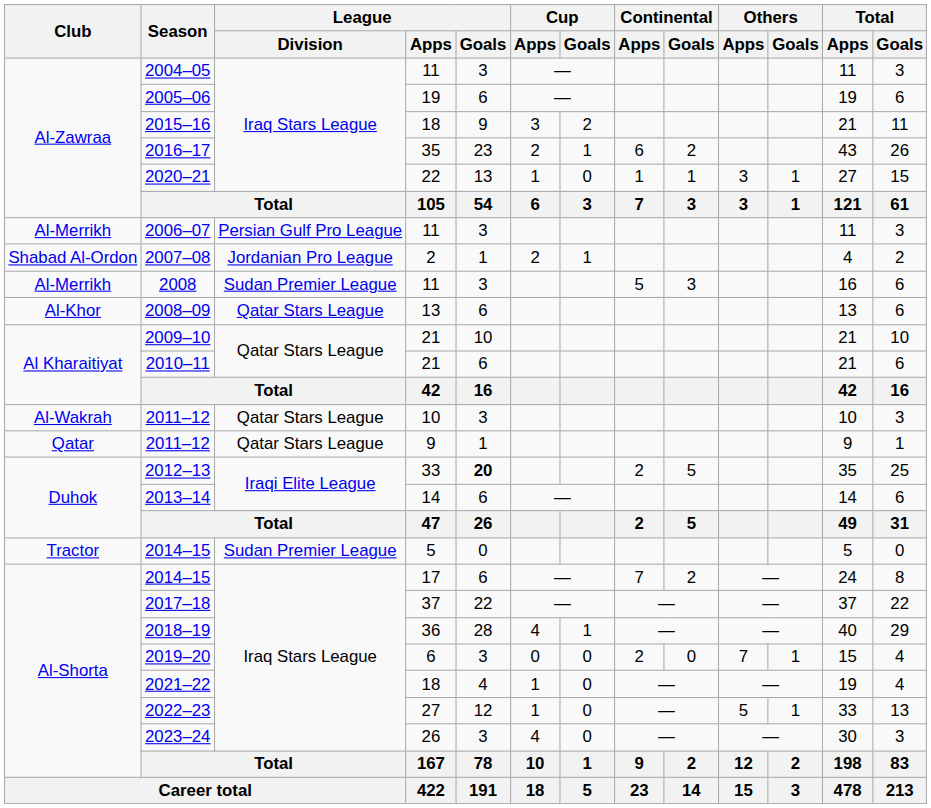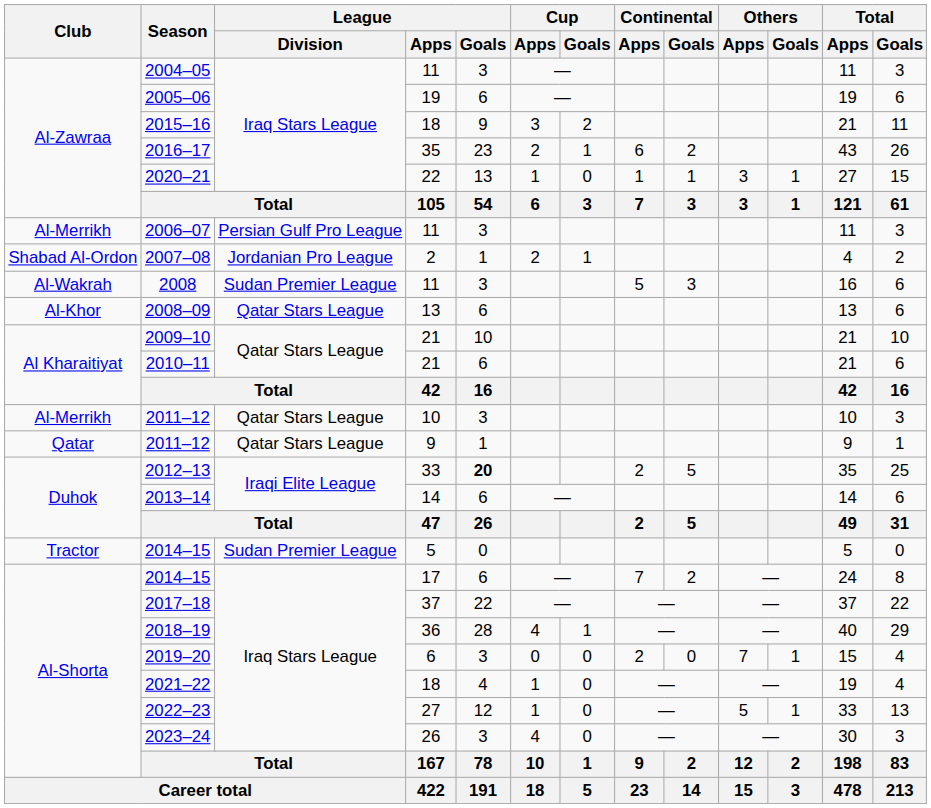(73, 284) Al-Merrikh -> (73, 284) Al-Wakrah
(73, 417) Al-Wakrah -> (73, 417) Al-Merrikh
